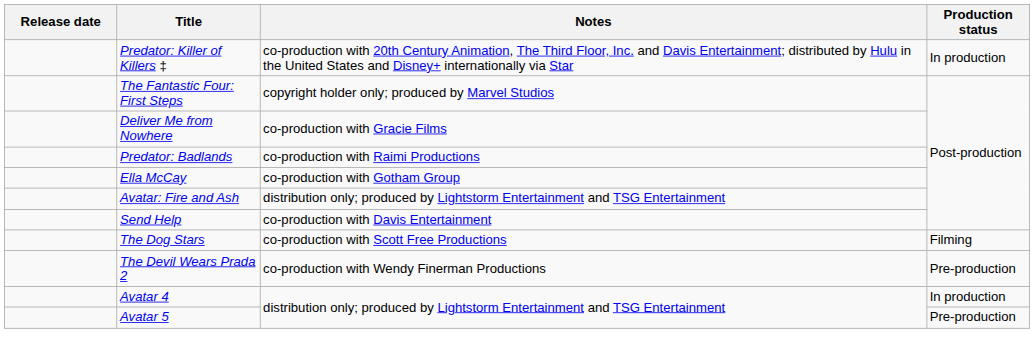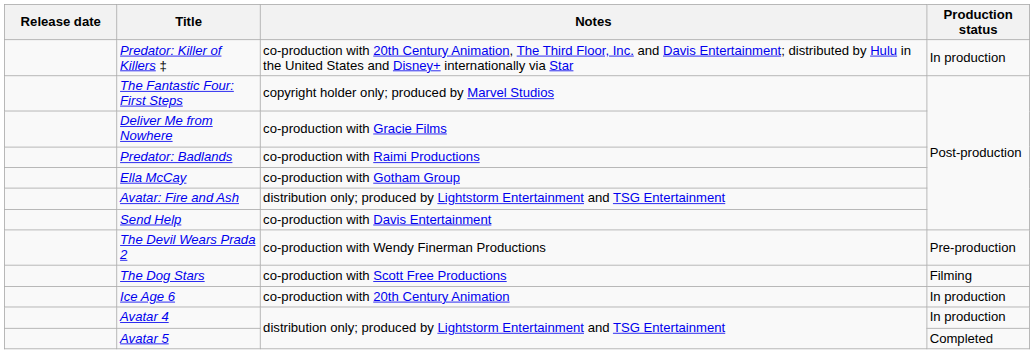rows swapped: (162, 240) <-> (188, 268)
+ row: (148, 296)
(973, 317) Pre-production -> (961, 338) Completed
